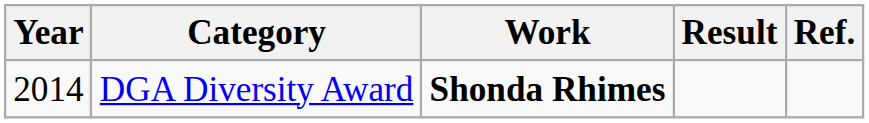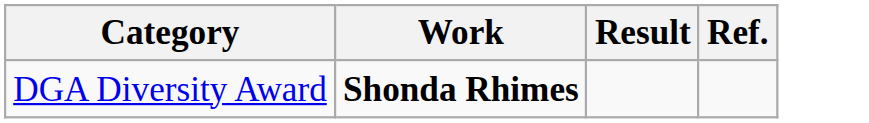- column: (48, 32)
